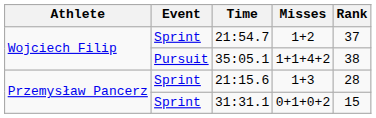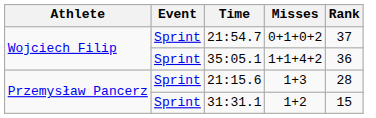(303, 37) 1+2 -> (295, 37) 0+1+0+2
(181, 59) Pursuit -> (177, 59) Sprint
(352, 59) 38 -> (344, 59) 36
(303, 102) 0+1+0+2 -> (295, 102) 1+2
